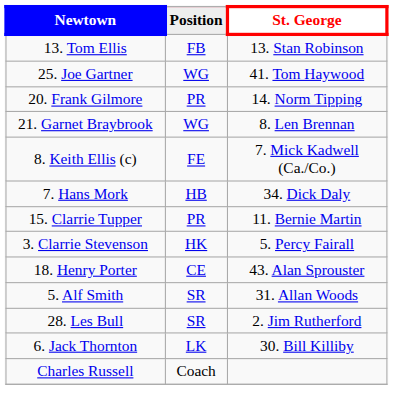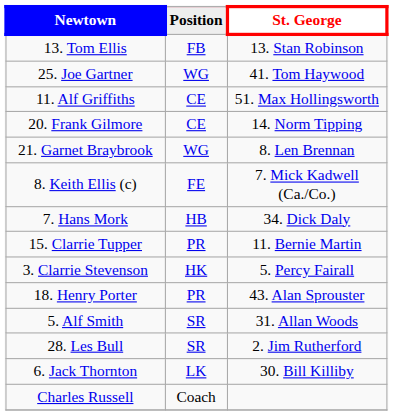+ row: (85, 99)
(196, 99) PR -> (196, 124) CE
(196, 269) CE -> (196, 295) PR
